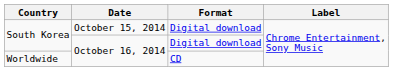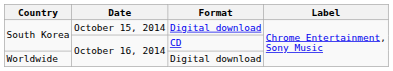(216, 43) Digital download -> (176, 43) CD
(176, 58) CD -> (216, 58) Digital download
